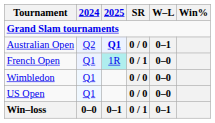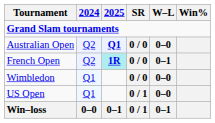(163, 45) 0–1 -> (163, 45) 0–0
(89, 61) Q1 -> (89, 61) Q2
(114, 61) normal -> (114, 61) bold
(138, 61) 0 / 1 -> (138, 61) 0 / 0
(163, 61) 0–0 -> (163, 61) 0–1
(138, 93) 0 / 0 -> (138, 93) 0 / 1
